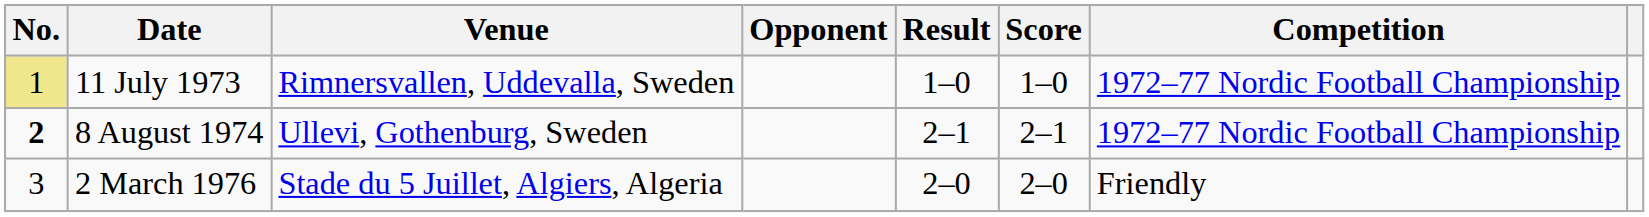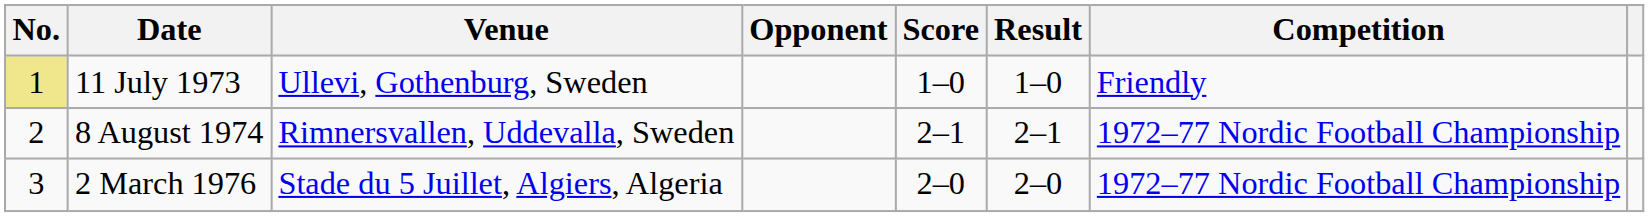columns swapped: (1044, 30) <-> (946, 30)
(506, 81) Rimnersvallen, Uddevalla, Sweden -> (463, 81) Ullevi, Gothenburg, Sweden
(1359, 81) 1972–77 Nordic Football Championship -> (1152, 81) Friendly
(36, 132) bold -> (36, 132) normal
(463, 132) Ullevi, Gothenburg, Sweden -> (506, 132) Rimnersvallen, Uddevalla, Sweden
(1152, 183) Friendly -> (1359, 183) 1972–77 Nordic Football Championship
